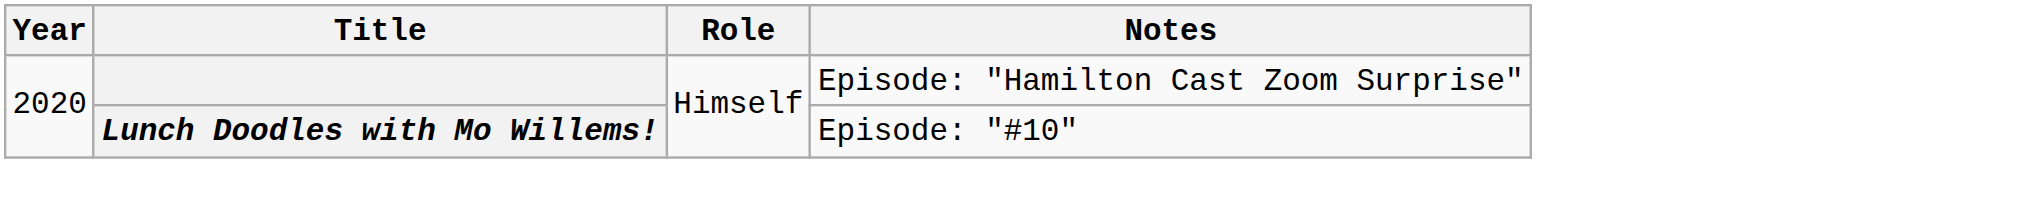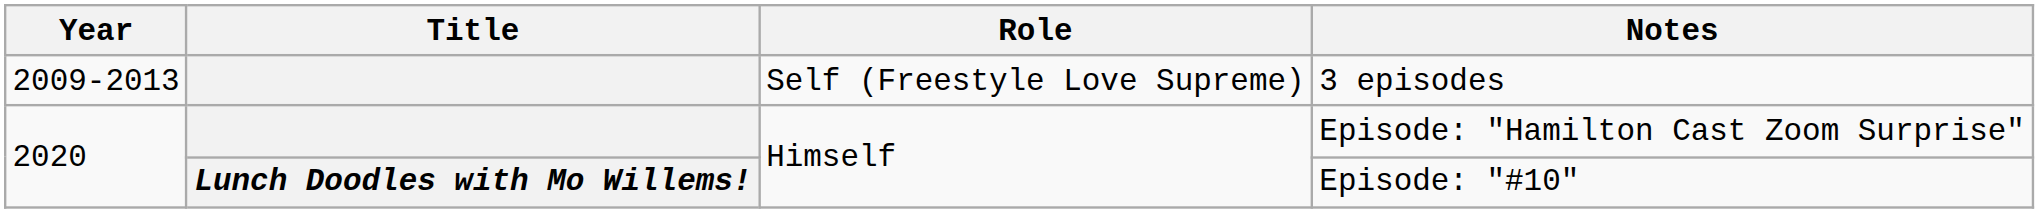+ row: (1412, 81)
